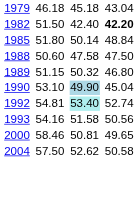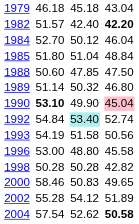(50, 24) 51.50 -> (50, 24) 51.57
+ row: (17, 40)
(85, 40) 50.14 -> (85, 56) 51.04
(85, 56) 47.58 -> (85, 72) 47.85
(50, 72) 51.15 -> (50, 87) 51.14
(50, 87) normal -> (50, 103) bold
(85, 87) lightblue background -> (85, 103) no background
(119, 87) no background -> (119, 103) pink background
(50, 103) 54.81 -> (50, 119) 54.84
(50, 119) 54.16 -> (50, 135) 54.19
+ row: (17, 151)
+ row: (17, 167)
(85, 135) 50.81 -> (85, 183) 50.83
+ row: (17, 198)
(50, 151) 57.50 -> (50, 214) 57.54
(119, 151) normal -> (119, 214) bold
